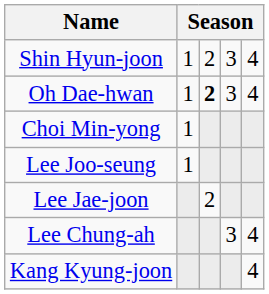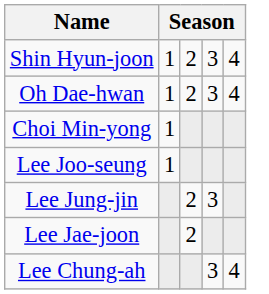(210, 93) bold -> (191, 93) normal
+ row: (82, 199)
- row: (91, 270)
